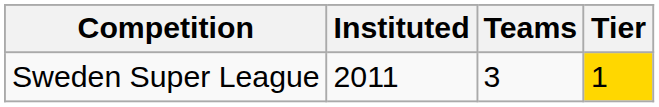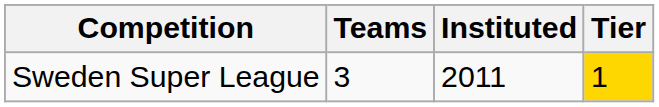columns swapped: (530, 28) <-> (402, 28)
